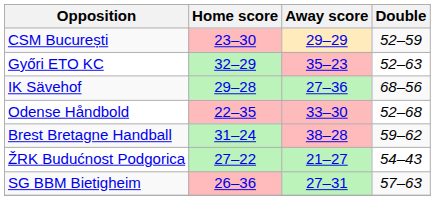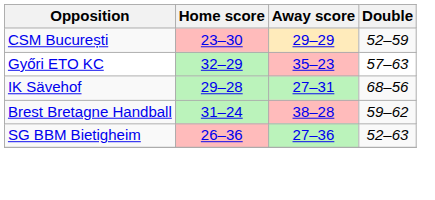(401, 64) 52–63 -> (388, 64) 57–63
(327, 87) 27–36 -> (313, 87) 27–31
- row: (69, 111)
- row: (97, 159)
(327, 183) 27–31 -> (313, 135) 27–36
(401, 183) 57–63 -> (388, 135) 52–63
